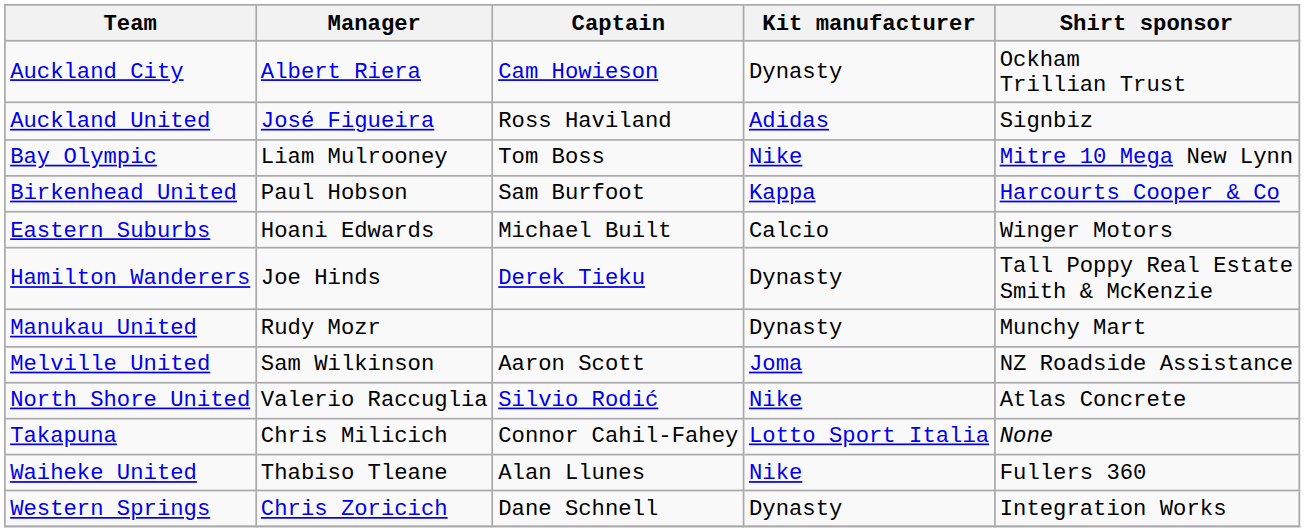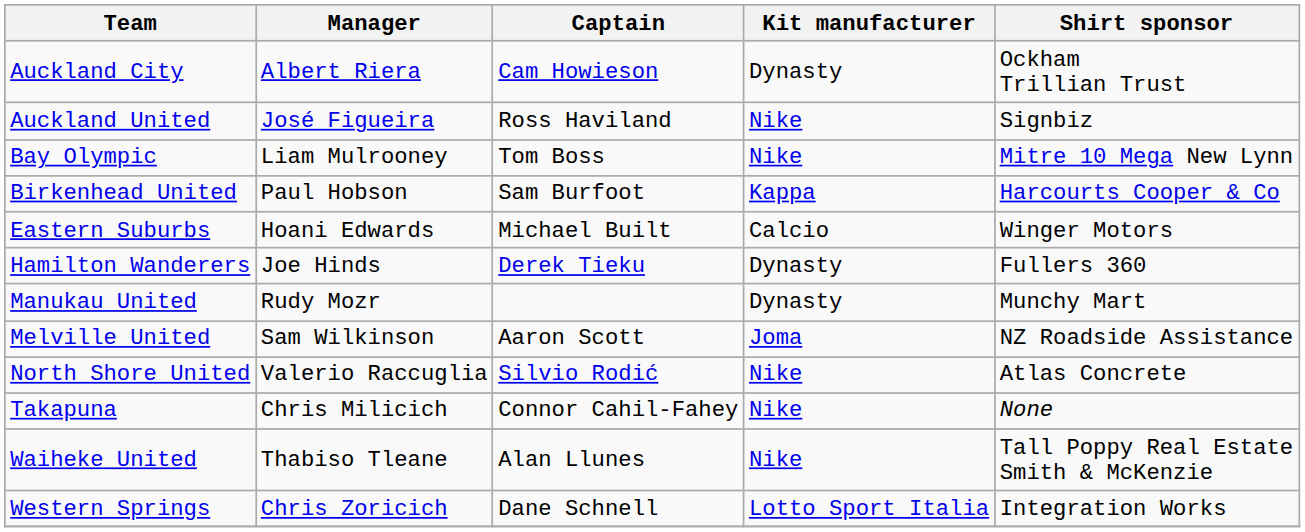(789, 121) Adidas -> (776, 121) Nike
(1146, 279) Tall Poppy Real Estate Smith & McKenzie -> (1073, 266) Fullers 360
(869, 437) Lotto Sport Italia -> (776, 411) Nike
(1073, 473) Fullers 360 -> (1146, 460) Tall Poppy Real Estate Smith & McKenzie
(796, 509) Dynasty -> (869, 509) Lotto Sport Italia
